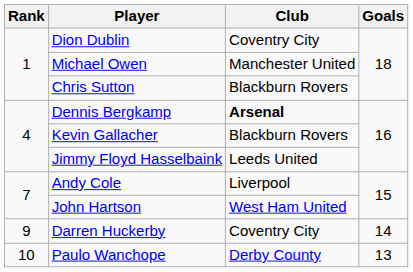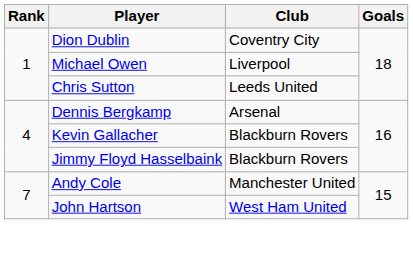(292, 64) Manchester United -> (260, 64) Liverpool
(288, 87) Blackburn Rovers -> (273, 87) Leeds United
(257, 111) bold -> (255, 111) normal
(273, 159) Leeds United -> (288, 159) Blackburn Rovers
(260, 183) Liverpool -> (292, 183) Manchester United
- row: (108, 231)
- row: (109, 254)
